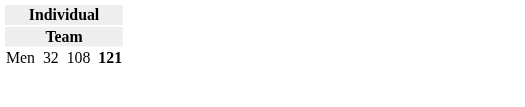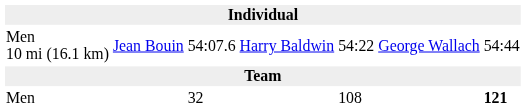+ row: (57, 45)
